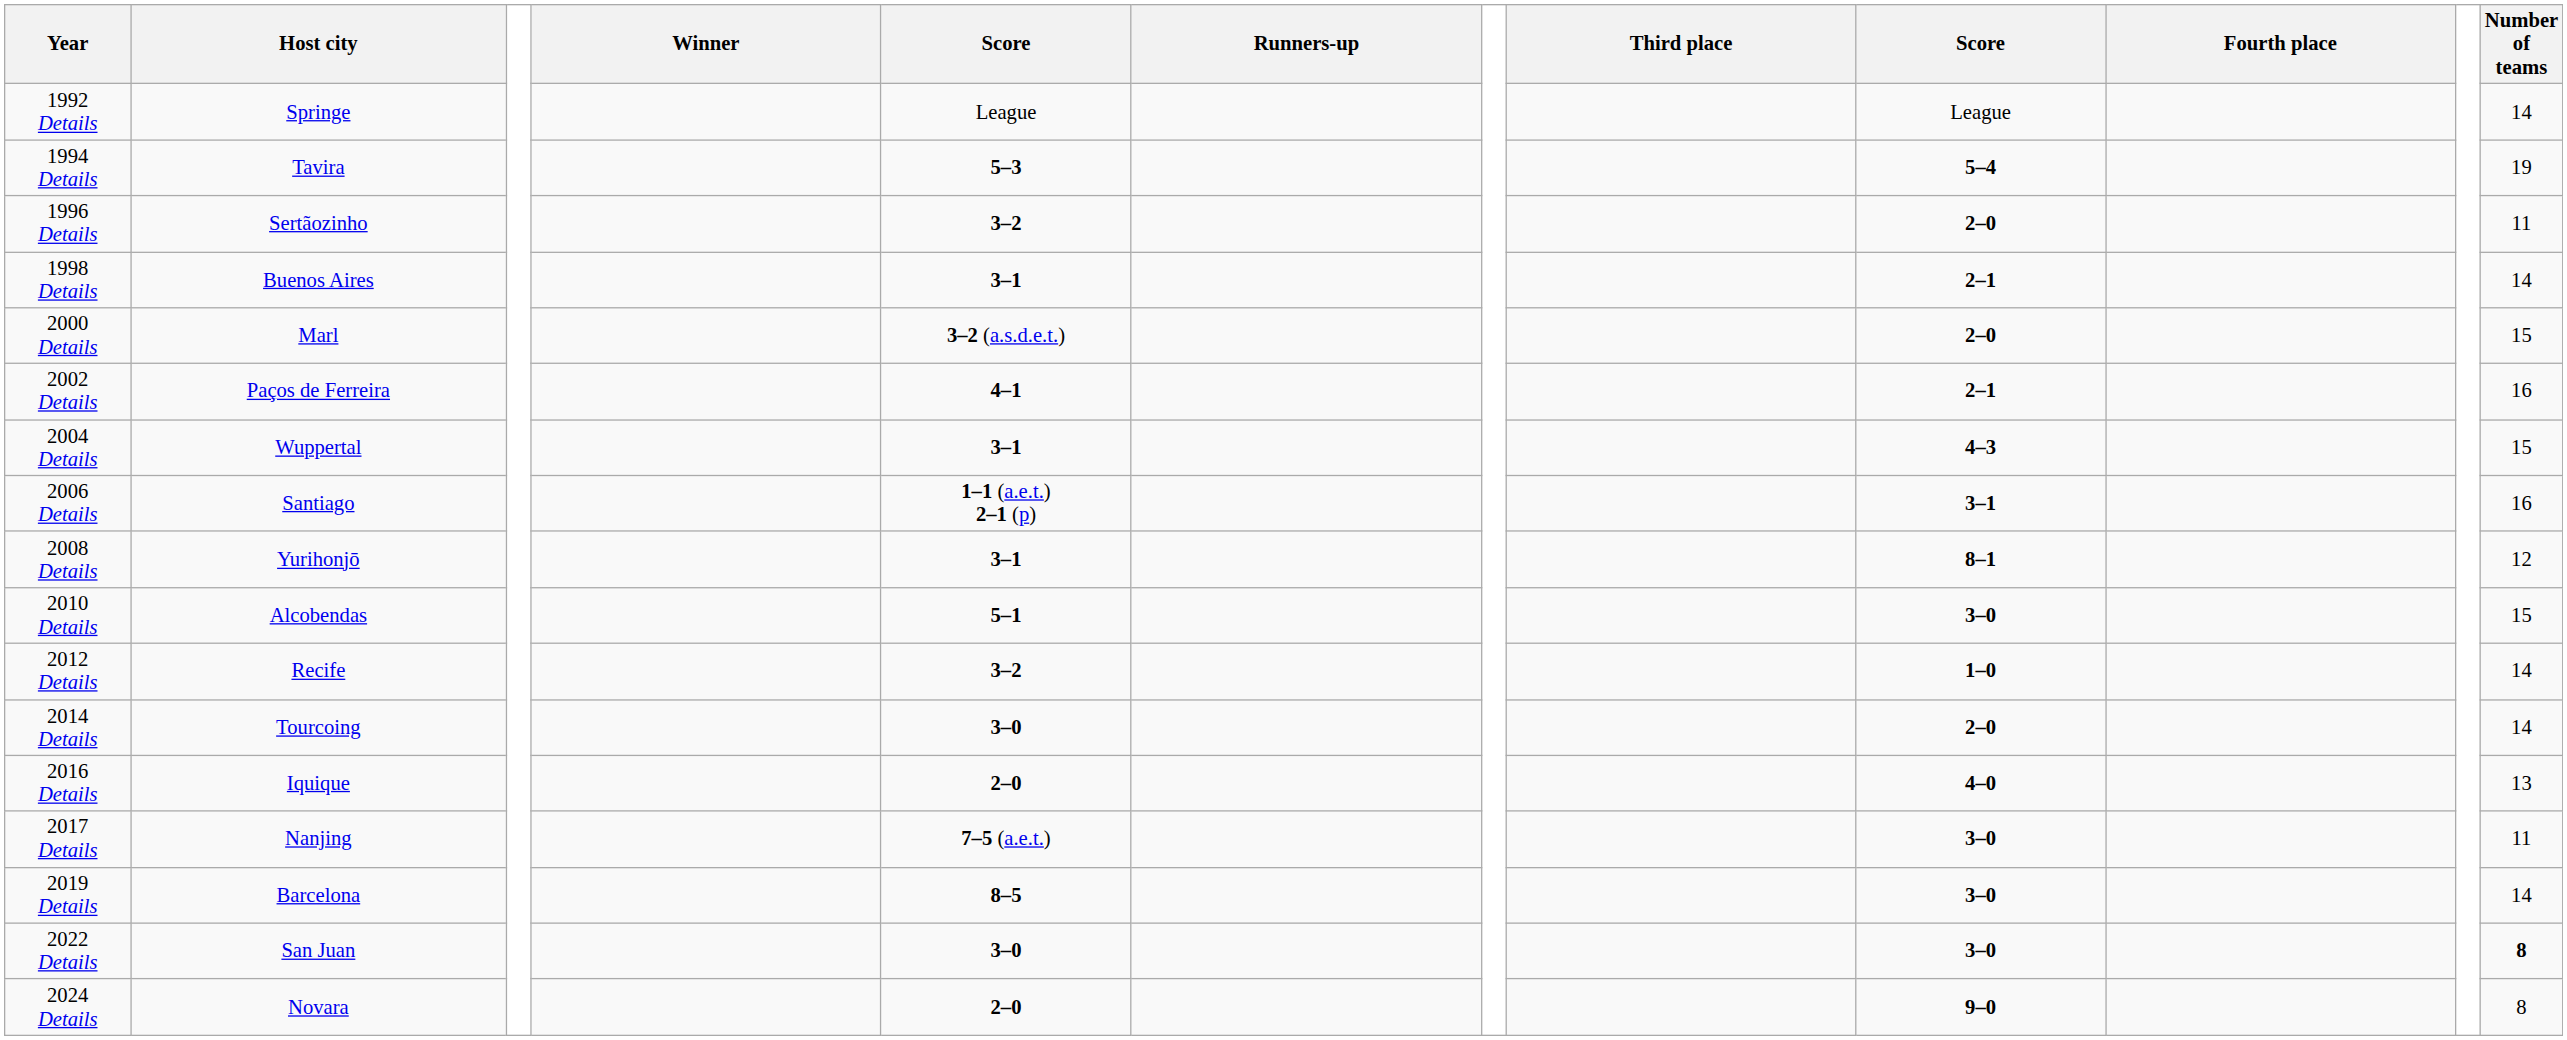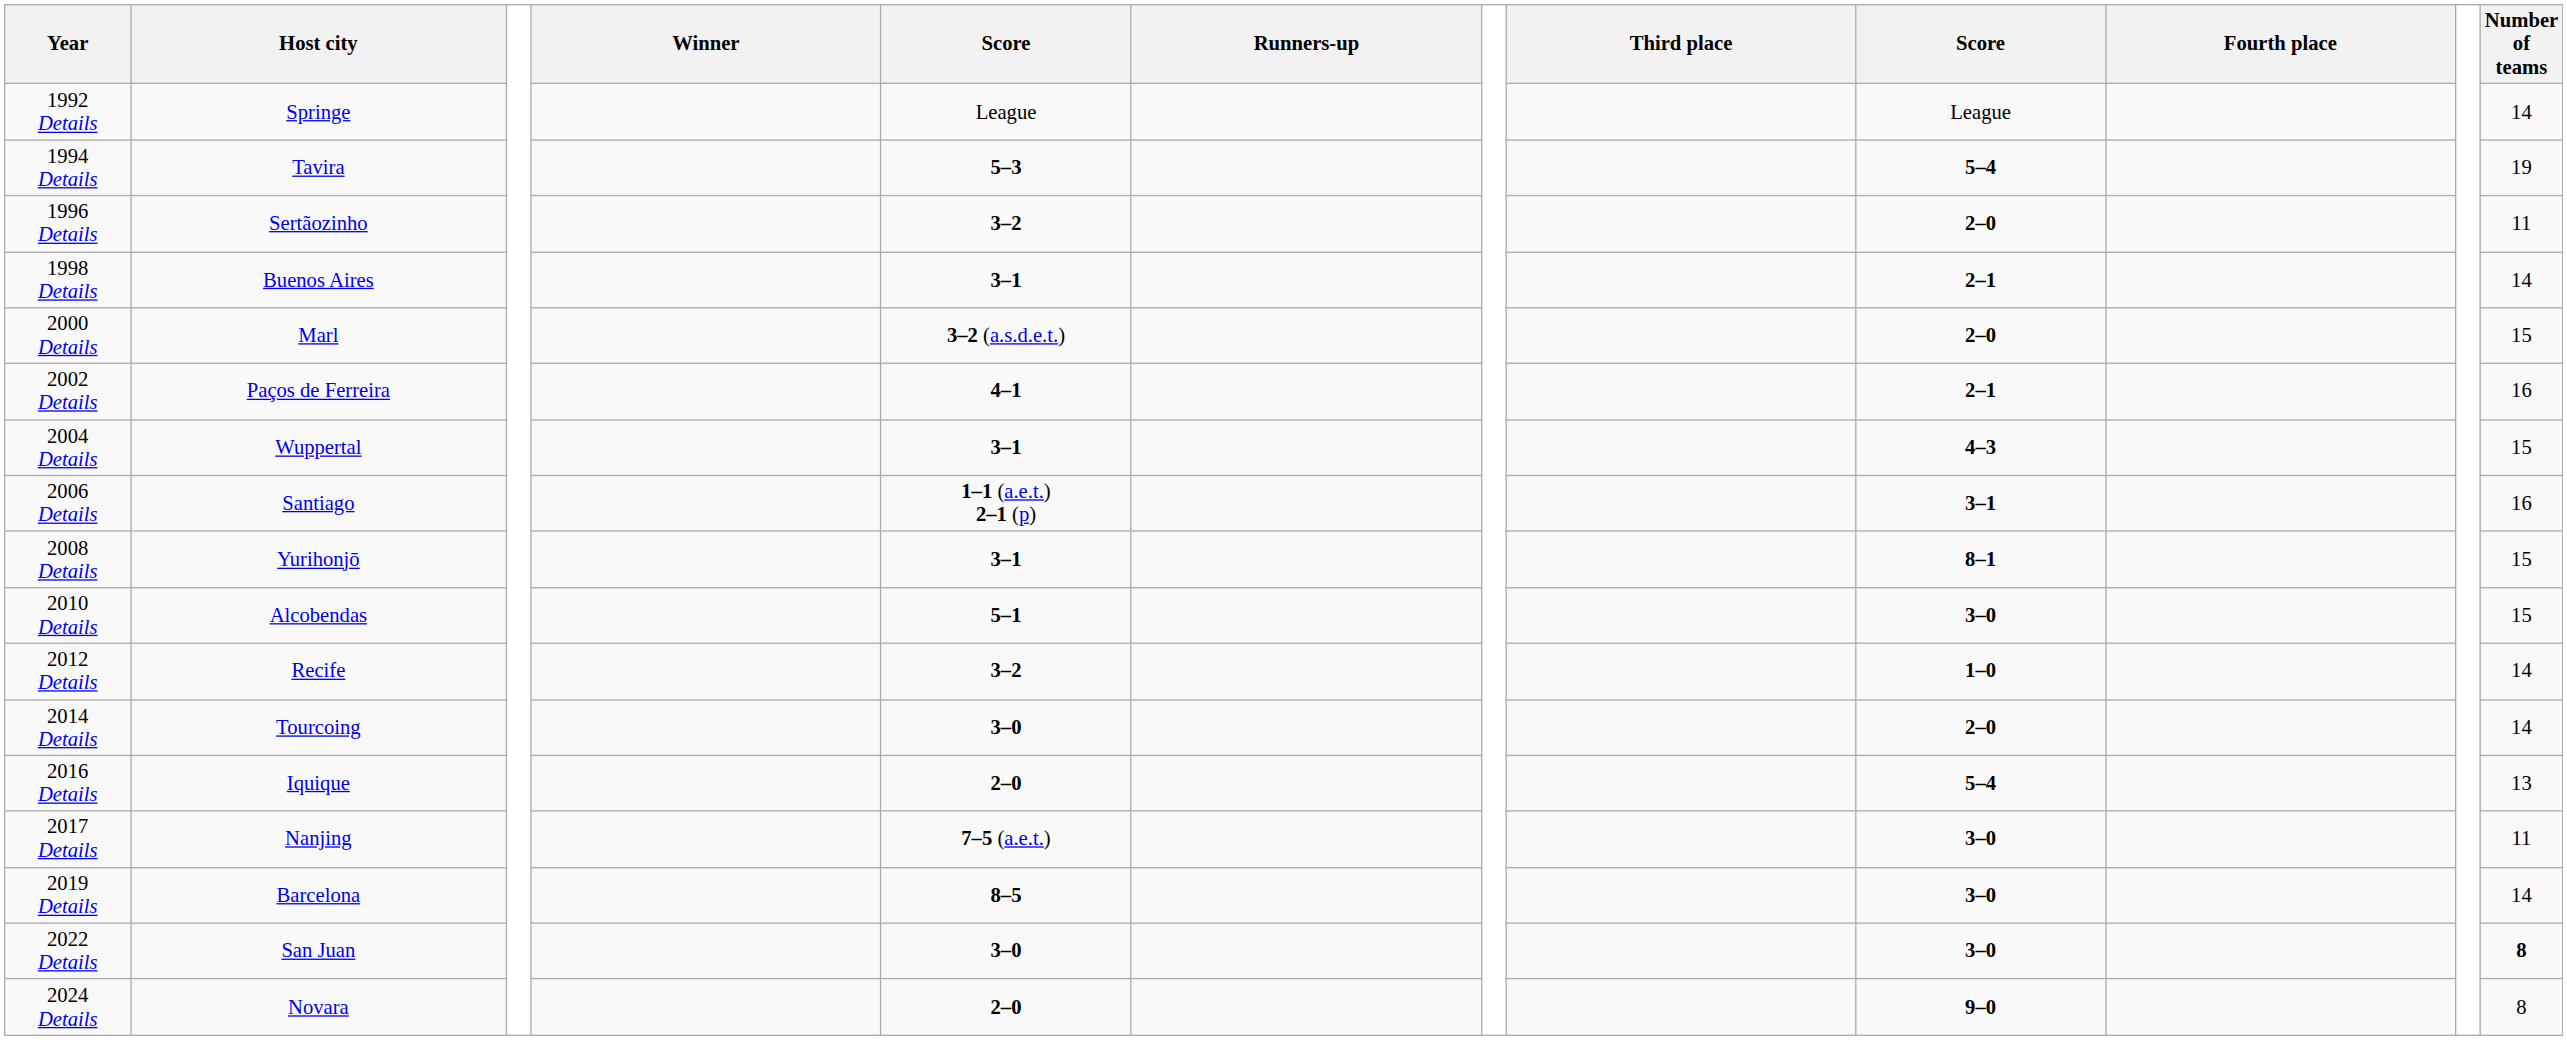(2521, 559) 12 -> (2521, 559) 15
(1981, 783) 4–0 -> (1981, 783) 5–4
